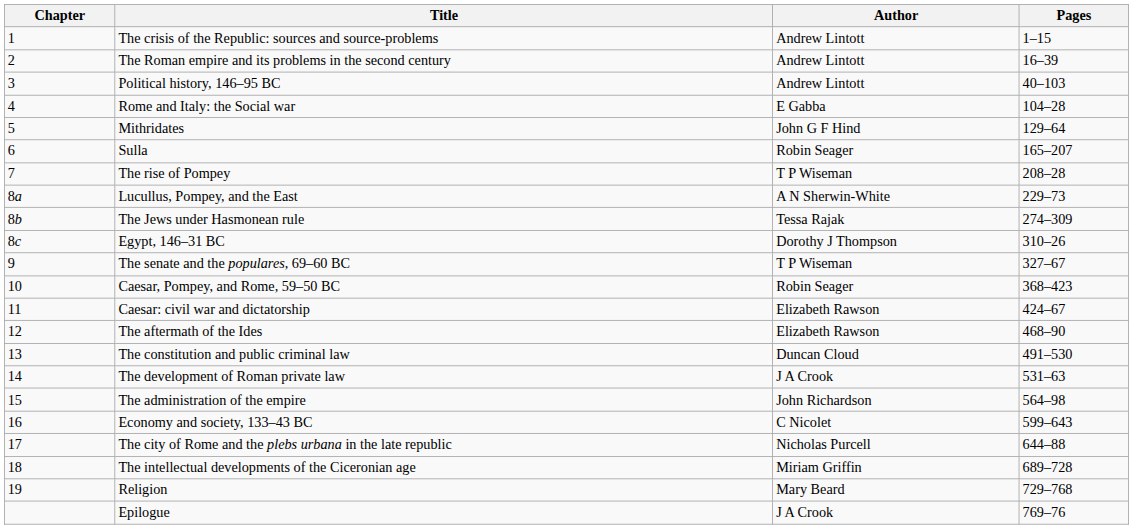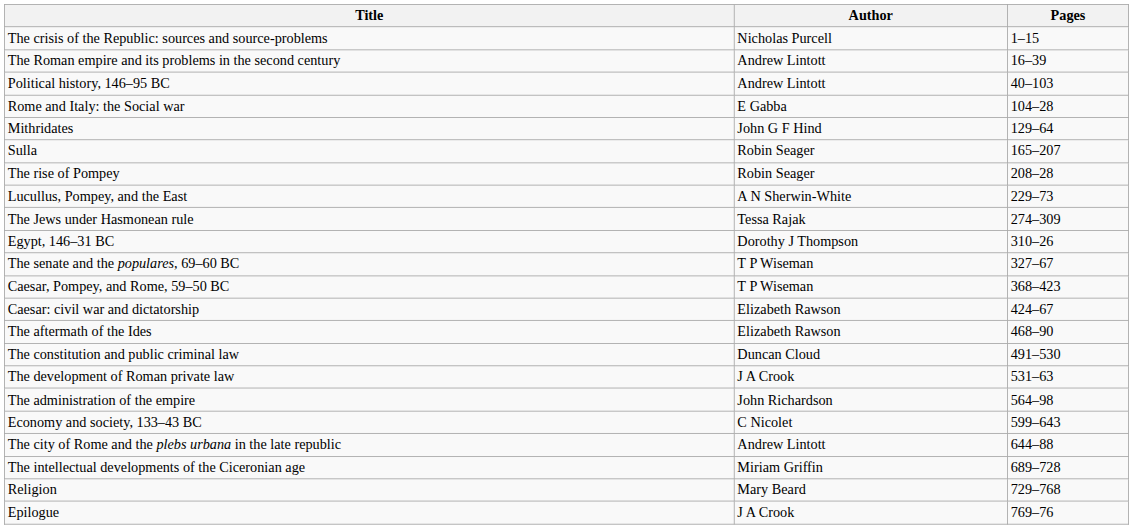- column: (60, 15)
(820, 38) Andrew Lintott -> (785, 38) Nicholas Purcell
(814, 173) T P Wiseman -> (776, 173) Robin Seager
(815, 286) Robin Seager -> (775, 286) T P Wiseman
(823, 444) Nicholas Purcell -> (781, 444) Andrew Lintott
